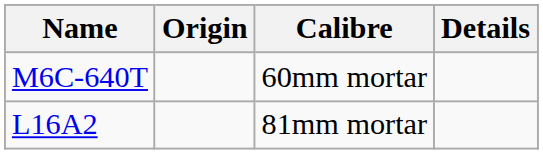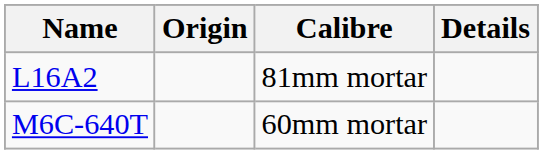rows swapped: (80, 76) <-> (55, 124)
